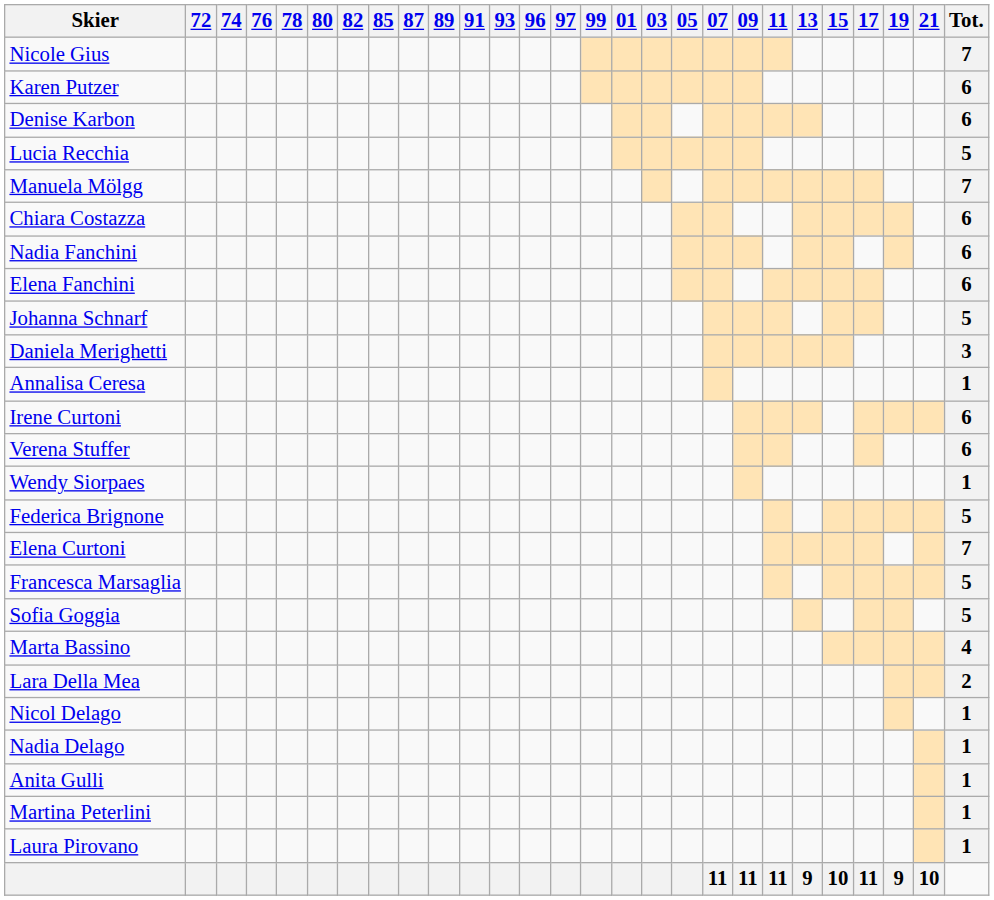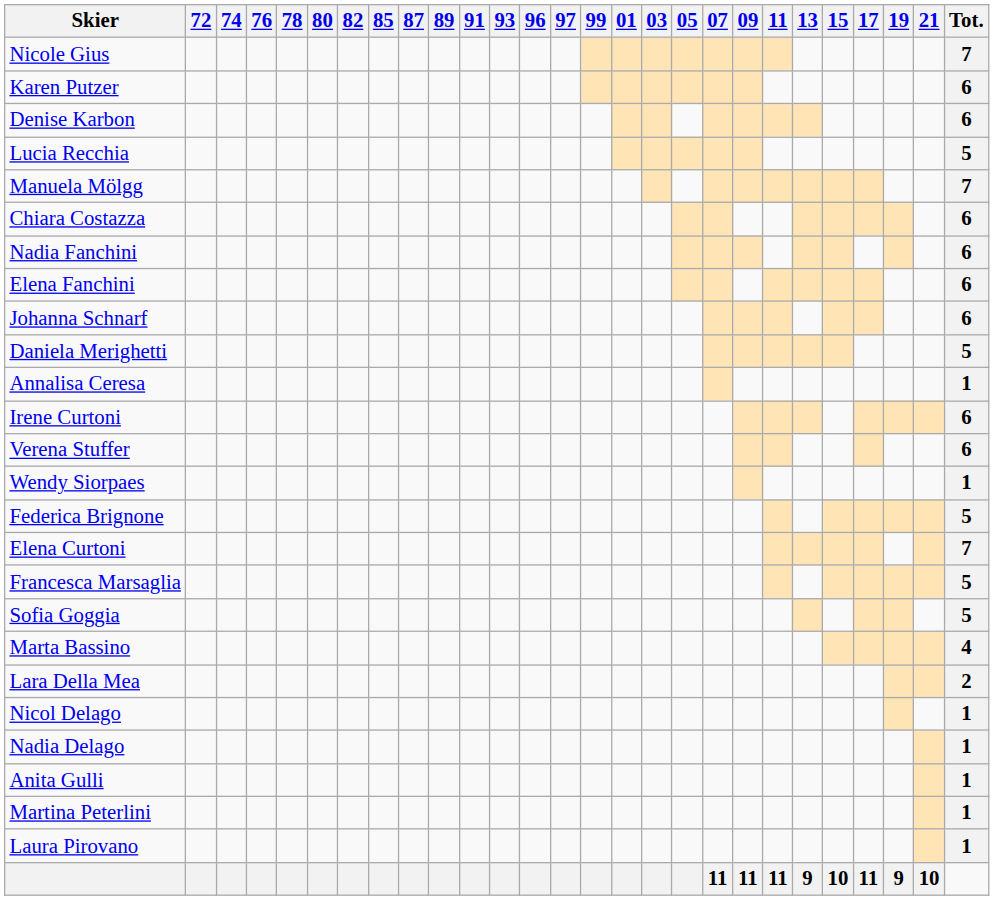(966, 317) 5 -> (966, 317) 6
(966, 350) 3 -> (966, 350) 5
